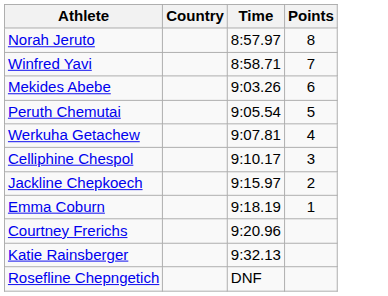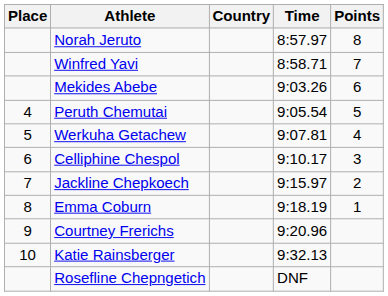+ column: (28, 16)
